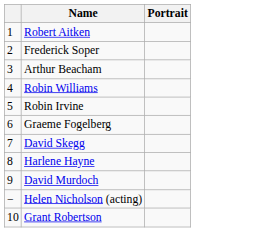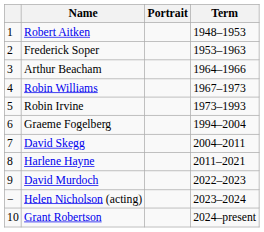+ column: (225, 13)
